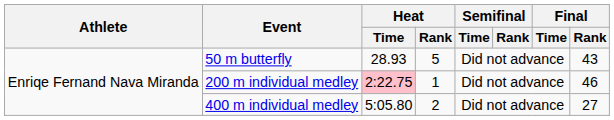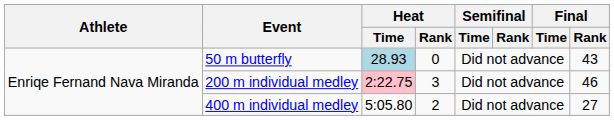(389, 60) no background -> (389, 60) lightblue background
(436, 60) 5 -> (436, 60) 0
(436, 82) 1 -> (436, 82) 3
